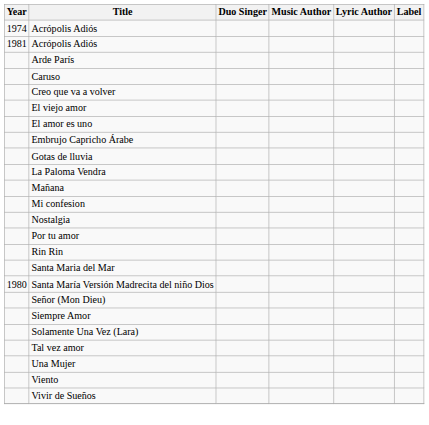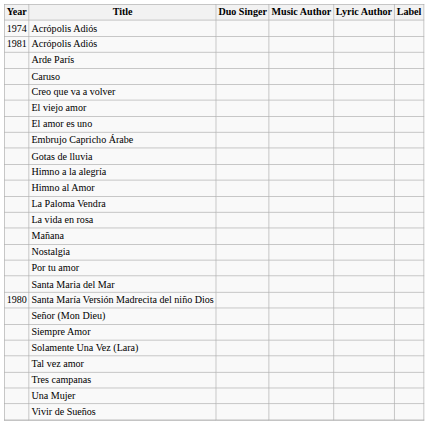+ row: (17, 172)
+ row: (17, 188)
+ row: (17, 220)
- row: (17, 204)
- row: (17, 252)
+ row: (17, 380)
- row: (17, 380)
